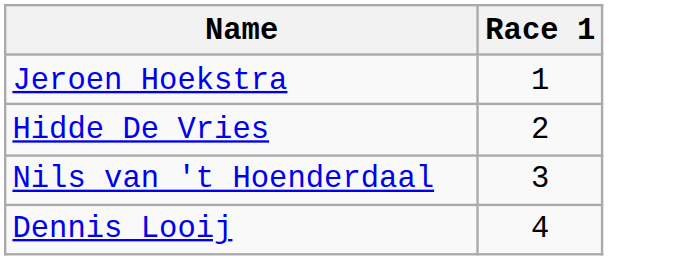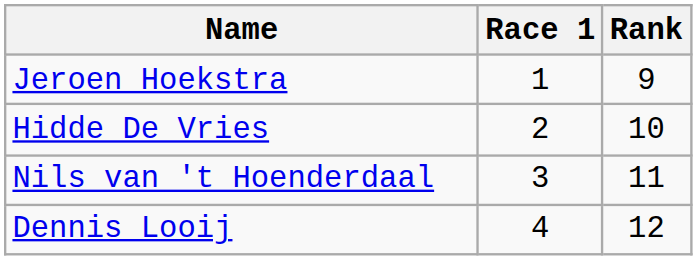+ column: (646, 30)
